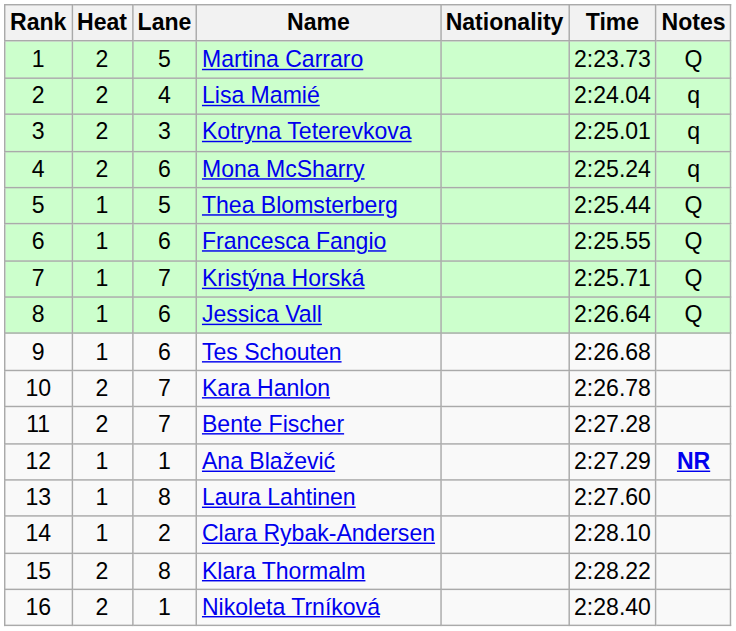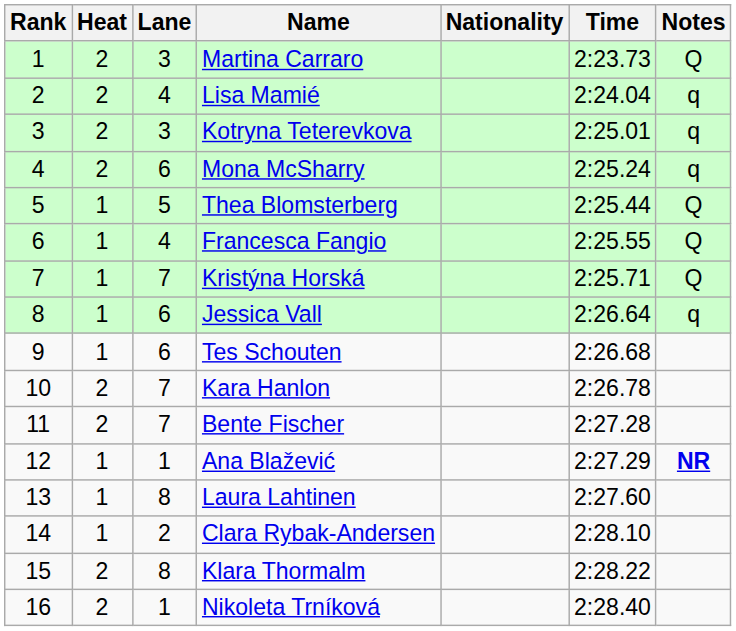(164, 59) 5 -> (164, 59) 3
(164, 242) 6 -> (164, 242) 4
(694, 315) Q -> (694, 315) q
